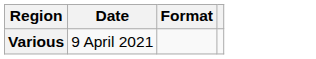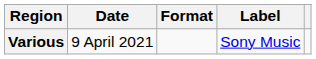+ column: (260, 16)
